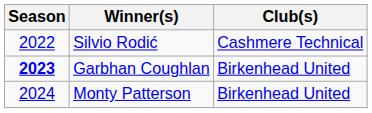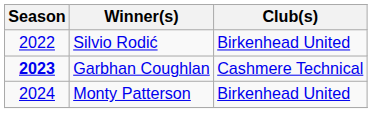(290, 42) Cashmere Technical -> (284, 42) Birkenhead United
(284, 68) Birkenhead United -> (290, 68) Cashmere Technical
